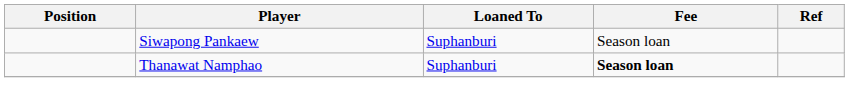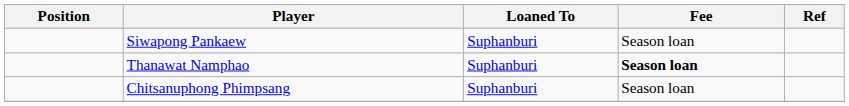+ row: (208, 88)
